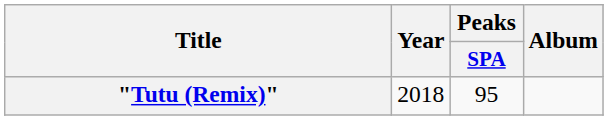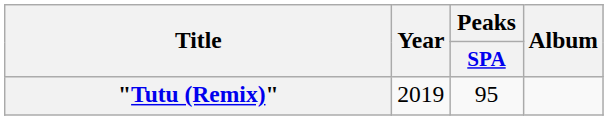(421, 95) 2018 -> (421, 95) 2019
